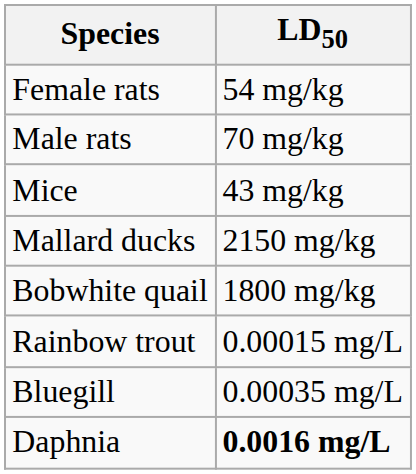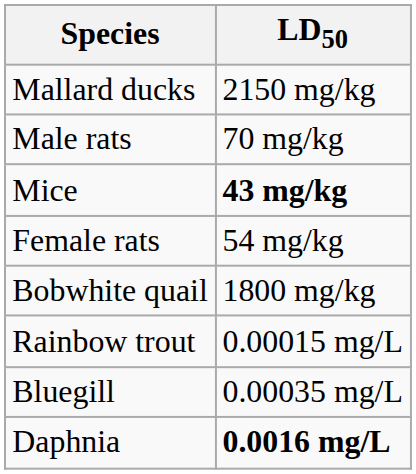rows swapped: (86, 88) <-> (104, 240)
(283, 189) normal -> (285, 189) bold
